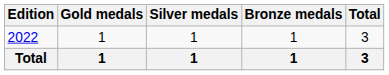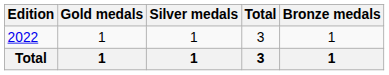columns swapped: (294, 15) <-> (365, 15)
